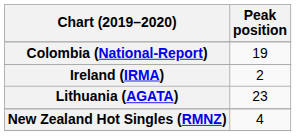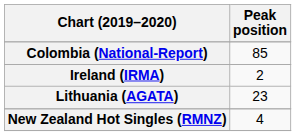(260, 53) 19 -> (260, 53) 85
